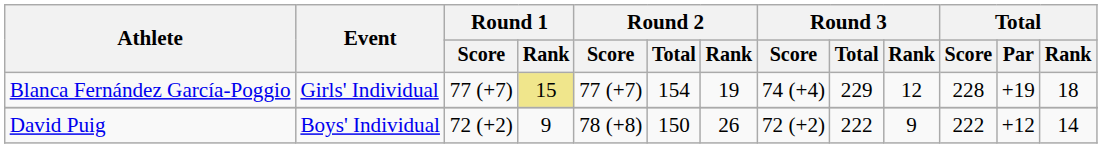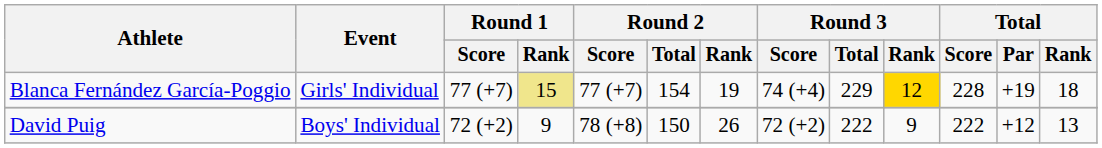(912, 90) no background -> (912, 90) gold background
(1068, 125) 14 -> (1068, 125) 13
